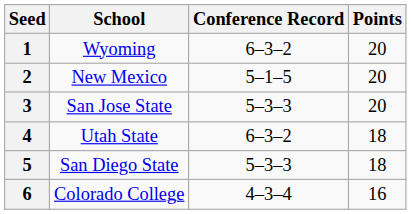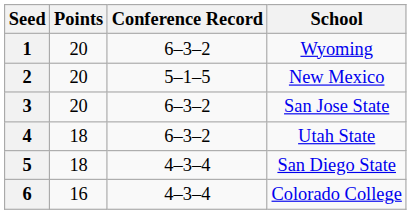columns swapped: (119, 19) <-> (377, 19)
(269, 106) 5–3–3 -> (187, 106) 6–3–2
(269, 164) 5–3–3 -> (187, 164) 4–3–4
